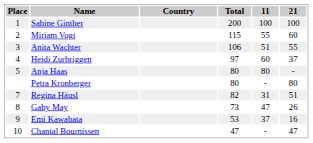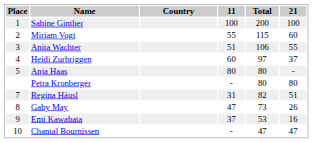columns swapped: (235, 11) <-> (265, 11)
